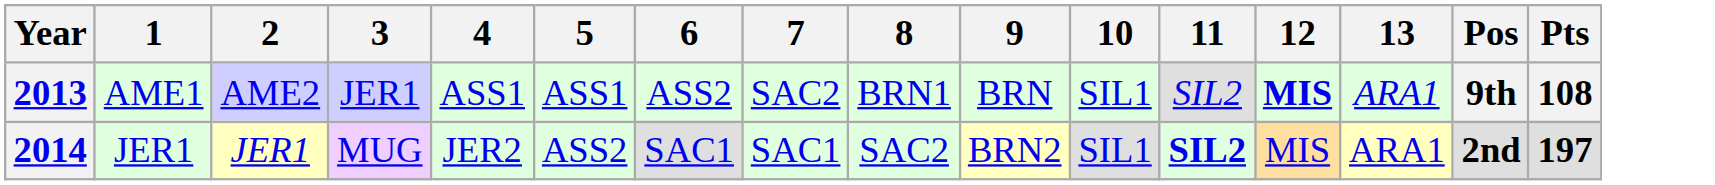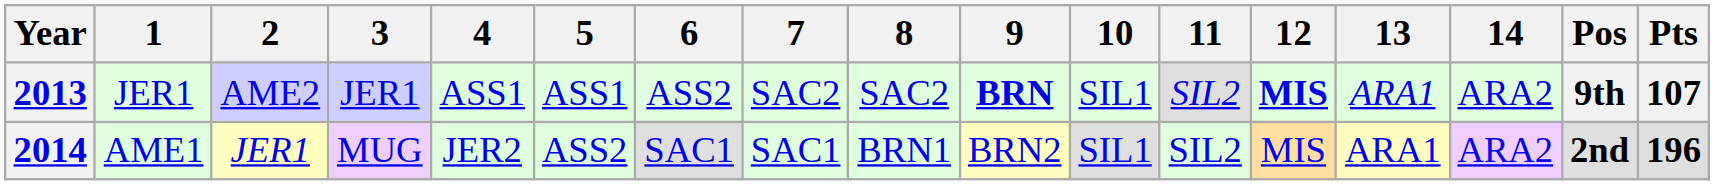+ column: (1505, 33)
(154, 91) AME1 -> (154, 91) JER1
(904, 91) BRN1 -> (904, 91) SAC2
(1015, 91) normal -> (1015, 91) bold
(1565, 91) 108 -> (1673, 91) 107
(154, 149) JER1 -> (154, 149) AME1
(904, 149) SAC2 -> (904, 149) BRN1
(1207, 149) bold -> (1205, 149) normal
(1565, 149) 197 -> (1673, 149) 196
